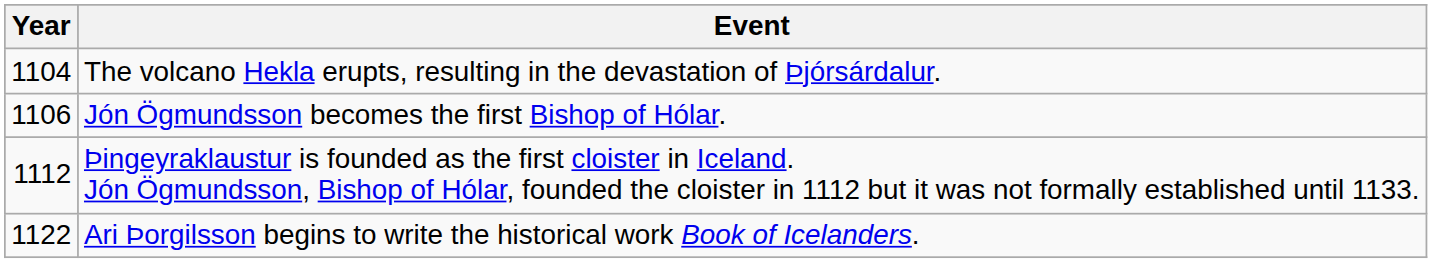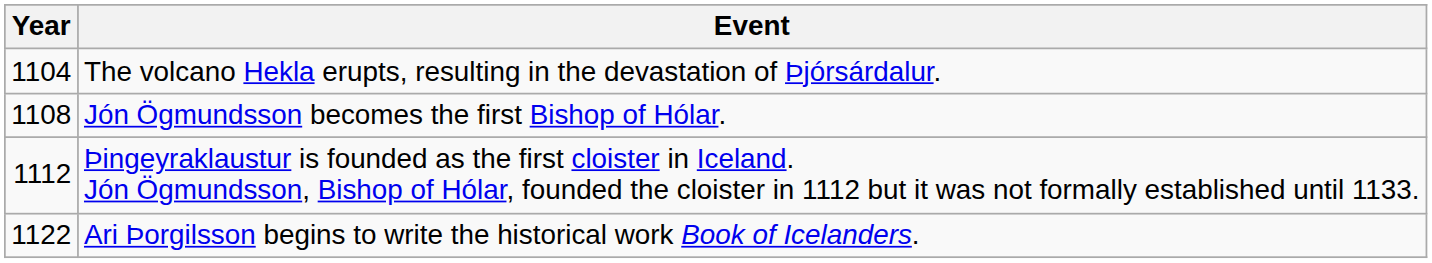(41, 114) 1106 -> (41, 114) 1108
